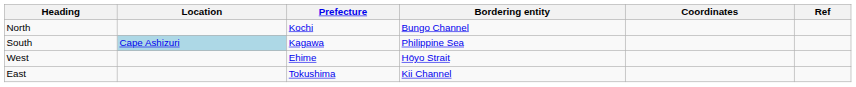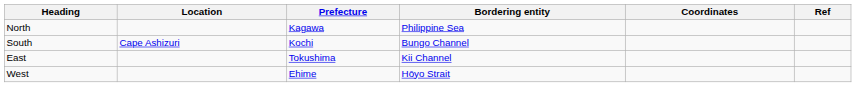(301, 27) Kochi -> (306, 27) Kagawa
(435, 27) Bungo Channel -> (433, 27) Philippine Sea
(150, 43) lightblue background -> (150, 43) no background
(306, 43) Kagawa -> (301, 43) Kochi
(433, 43) Philippine Sea -> (435, 43) Bungo Channel
rows swapped: (16, 74) <-> (18, 58)
